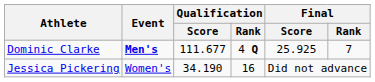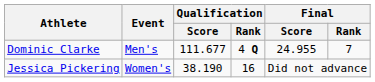(141, 49) bold -> (141, 49) normal
(296, 49) 25.925 -> (296, 49) 24.955
(203, 68) 34.190 -> (203, 68) 38.190
